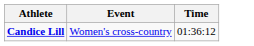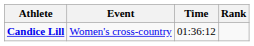+ column: (234, 13)
